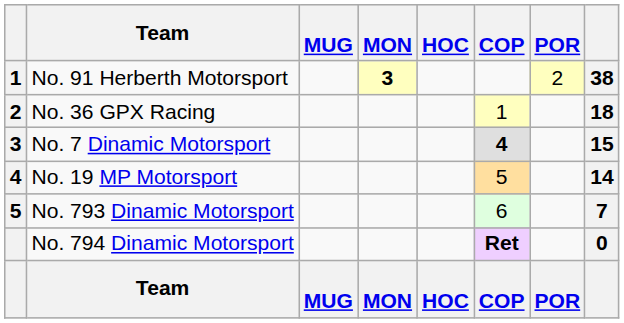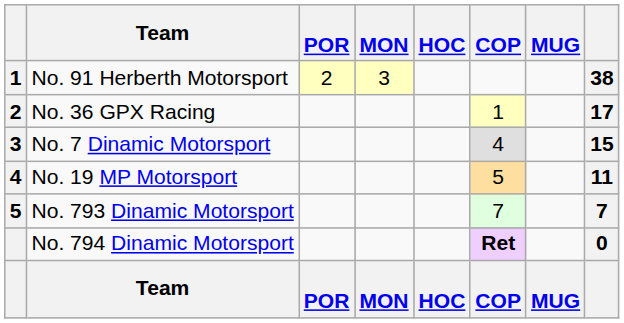columns swapped: (557, 44) <-> (328, 44)
(387, 77) bold -> (384, 77) normal
(602, 111) 18 -> (602, 111) 17
(502, 144) bold -> (498, 144) normal
(602, 177) 14 -> (602, 177) 11
(502, 210) 6 -> (498, 210) 7
